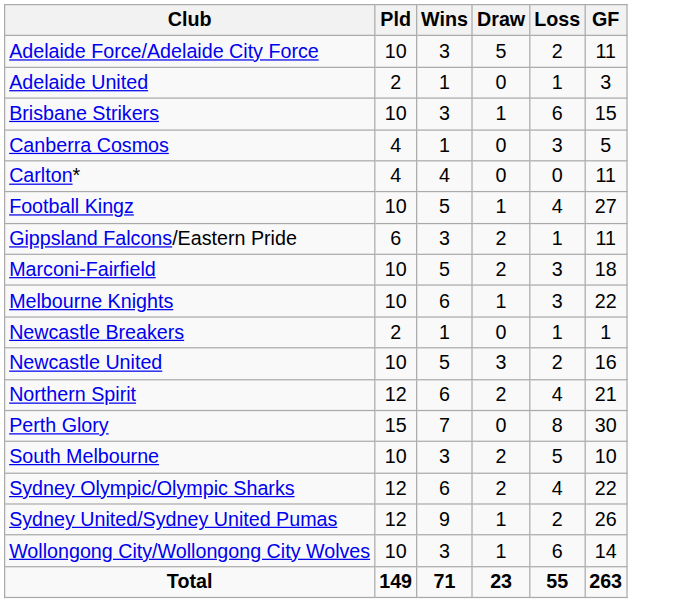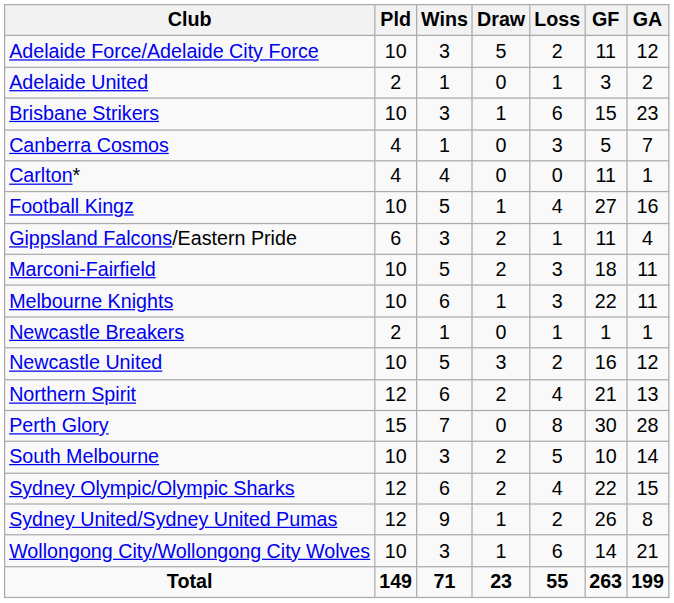+ column: (648, 20)
